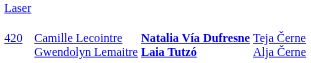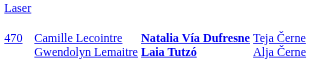(13, 38) 420 -> (13, 38) 470
